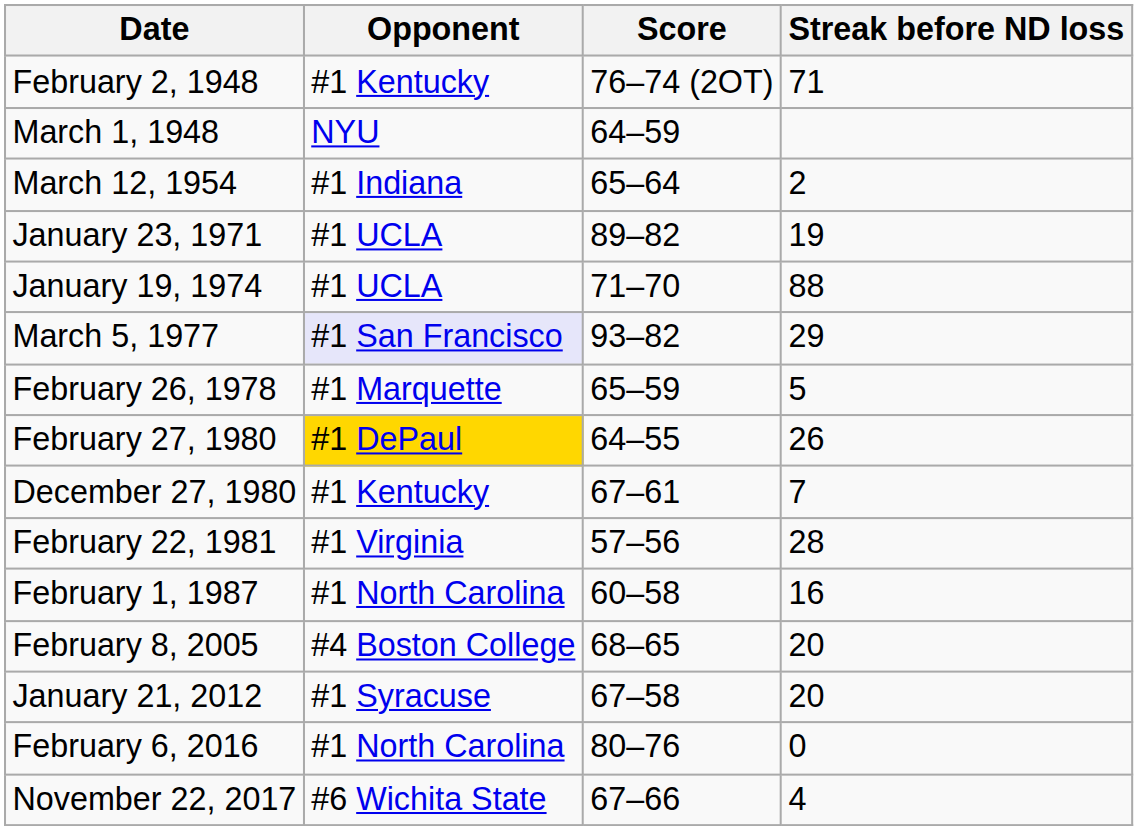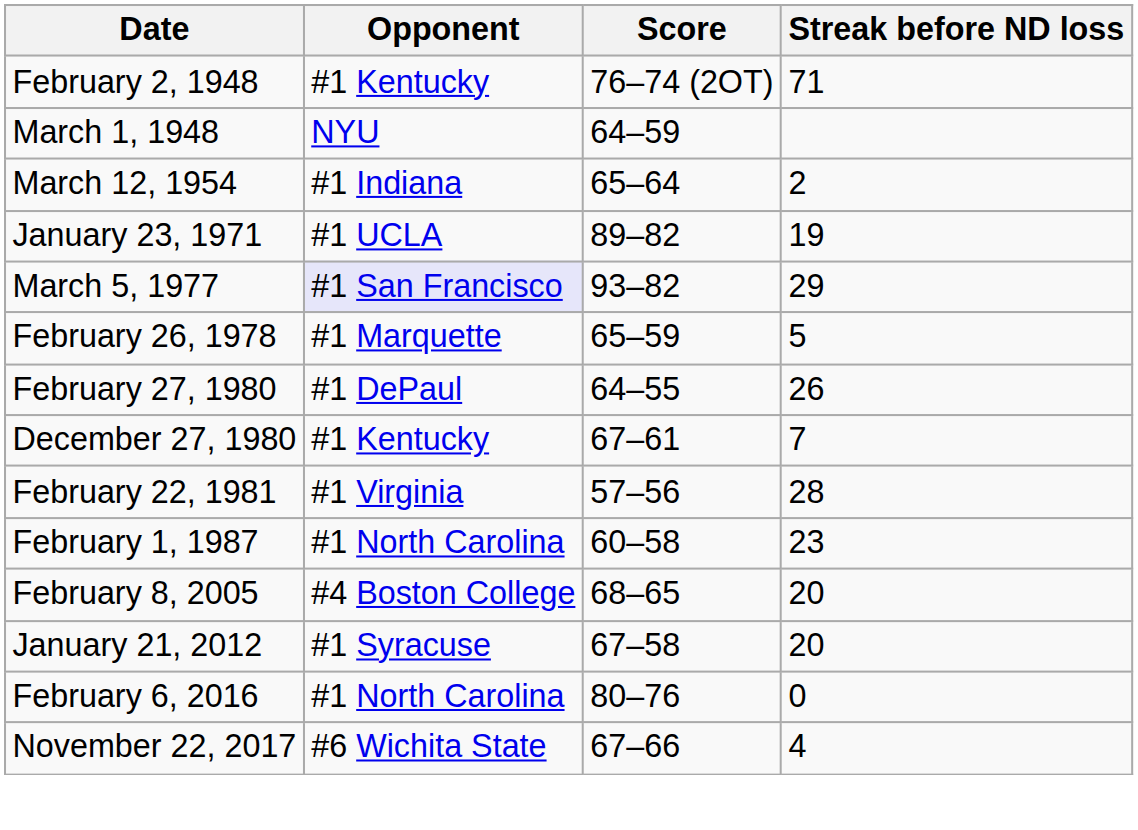- row: (137, 286)
(387, 440) gold background -> (387, 388) no background
(806, 593) 16 -> (806, 542) 23
